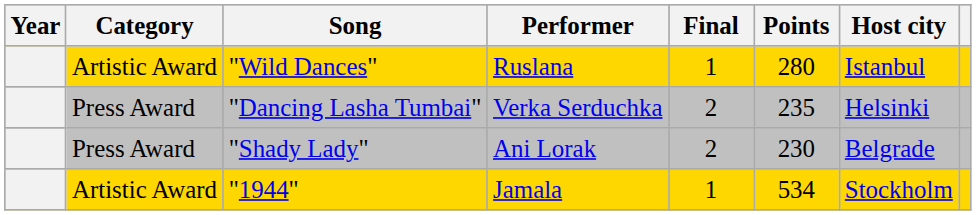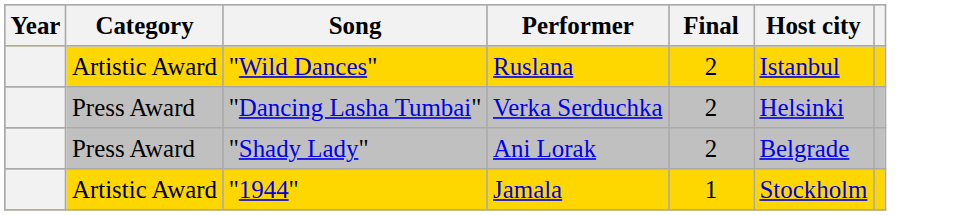- column: (796, 25)
(711, 66) 1 -> (711, 66) 2
